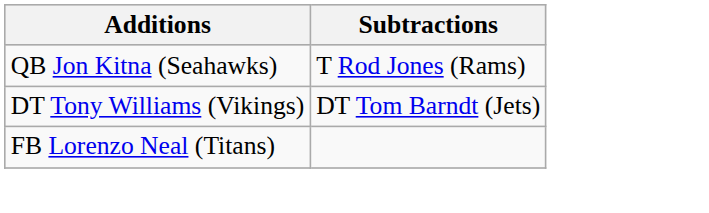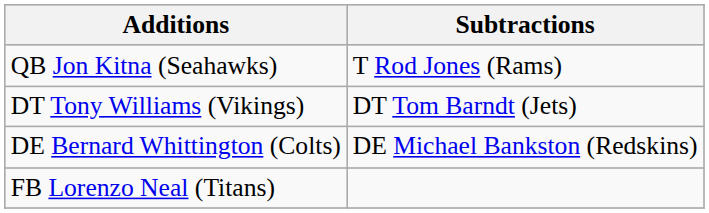+ row: (176, 146)
